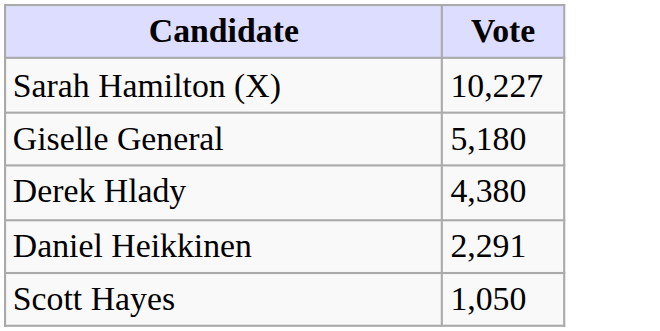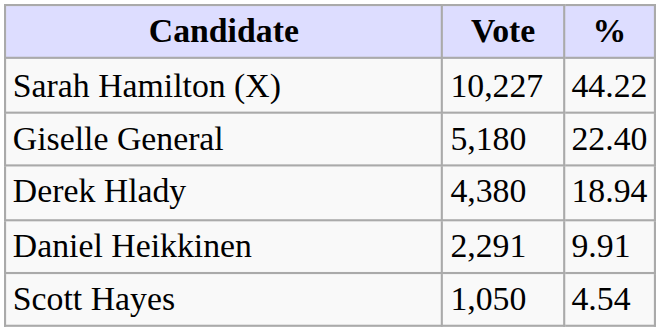+ column: (609, 31)
